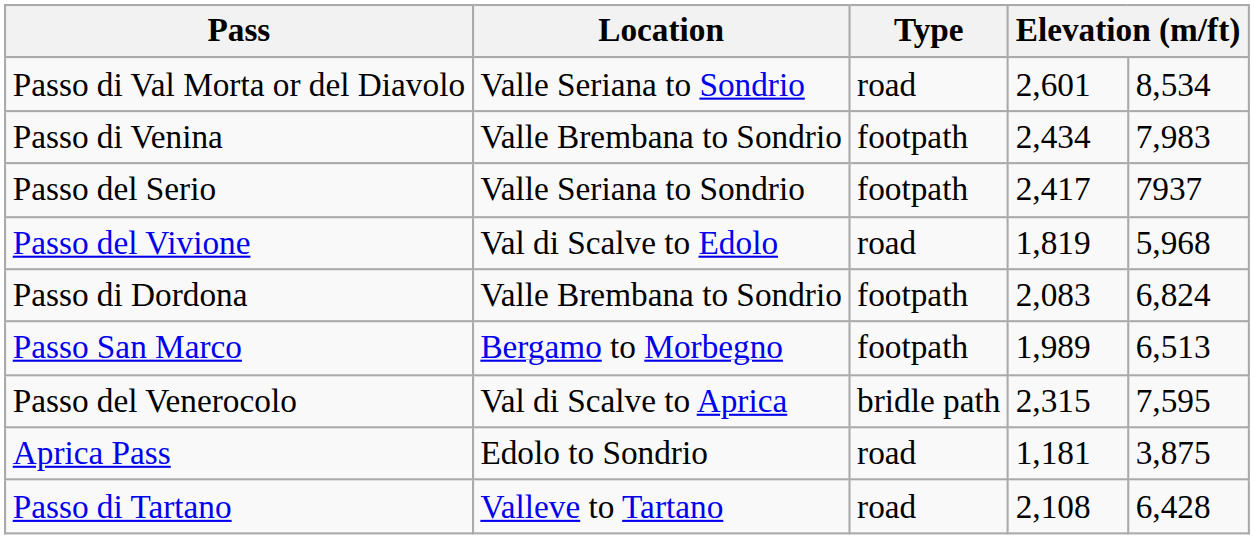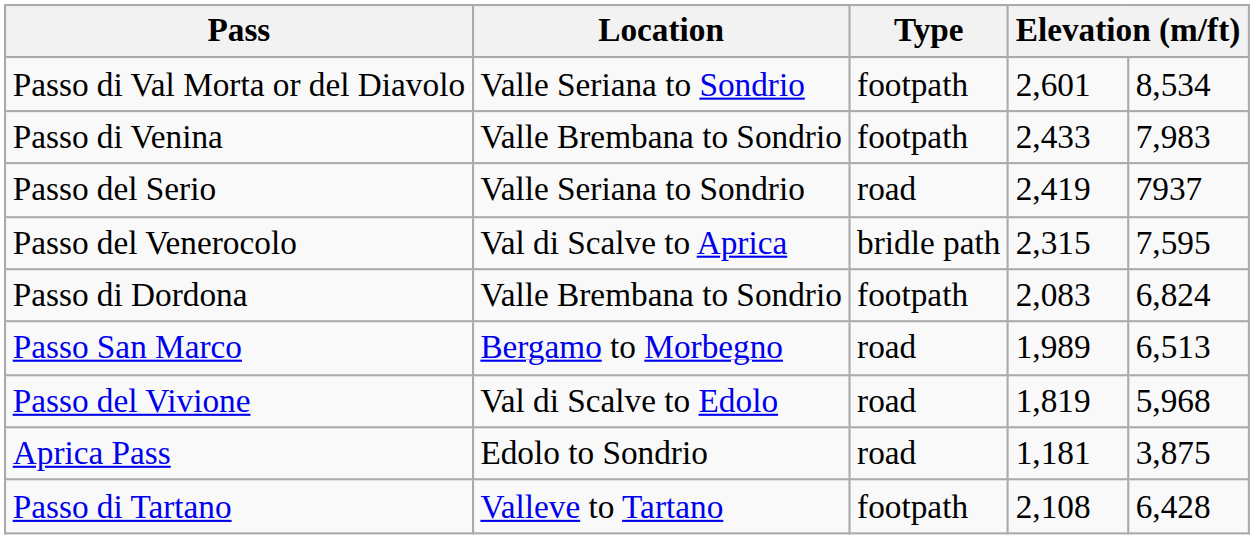(887, 83) road -> (913, 83) footpath
(1053, 136) 2,434 -> (1053, 136) 2,433
(913, 189) footpath -> (887, 189) road
(1053, 189) 2,417 -> (1053, 189) 2,419
rows swapped: (155, 400) <-> (132, 242)
(913, 347) footpath -> (887, 347) road
(887, 505) road -> (913, 505) footpath
